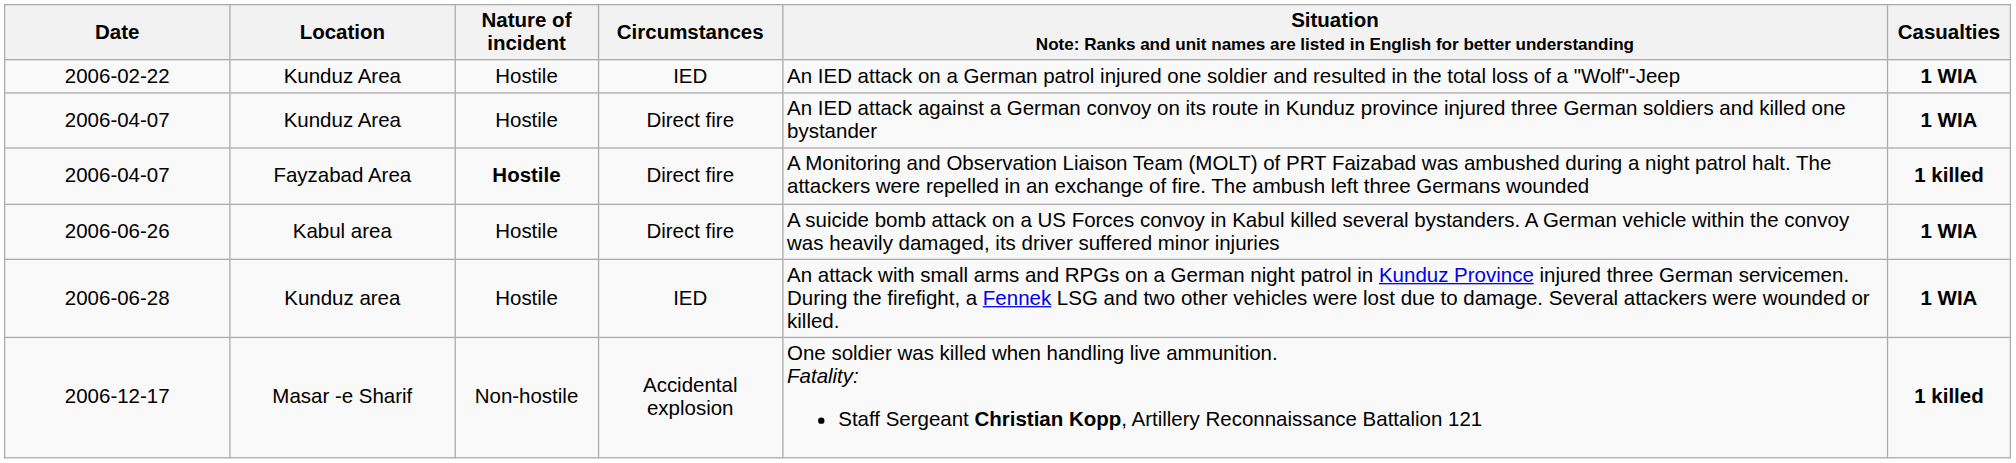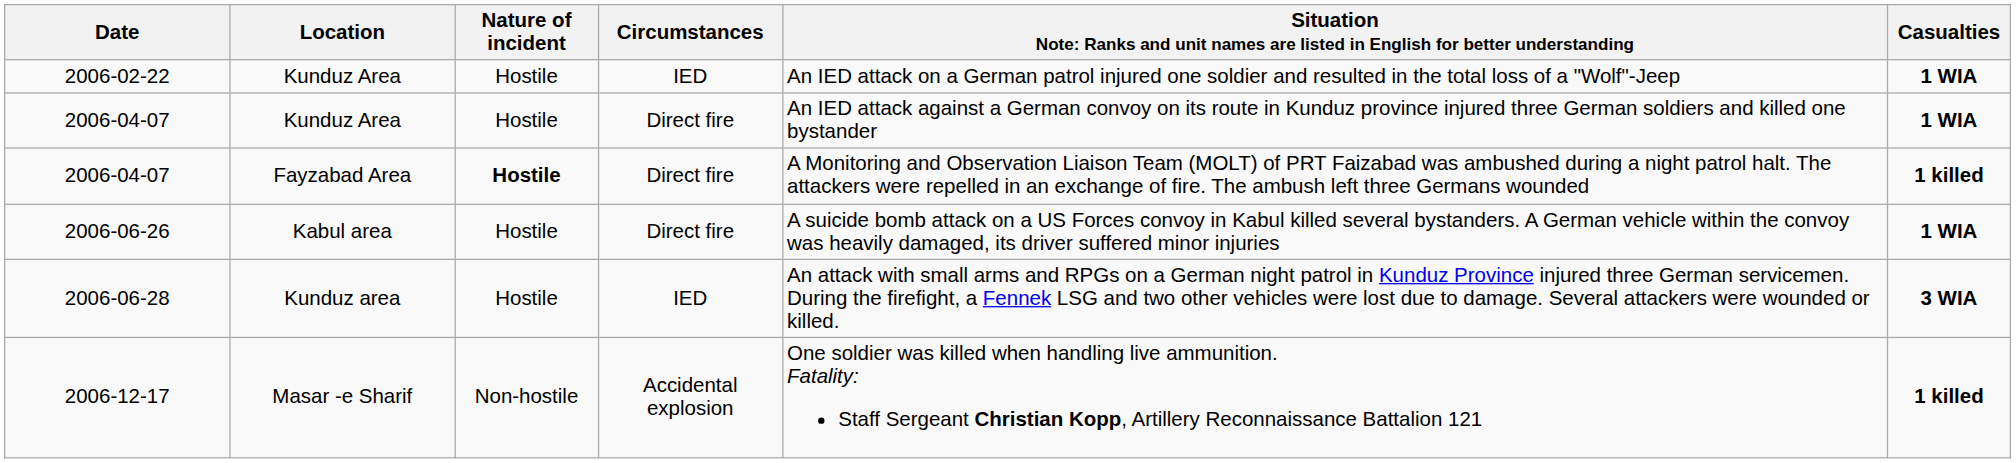(1949, 298) 1 WIA -> (1949, 298) 3 WIA
